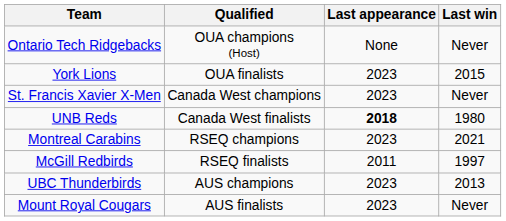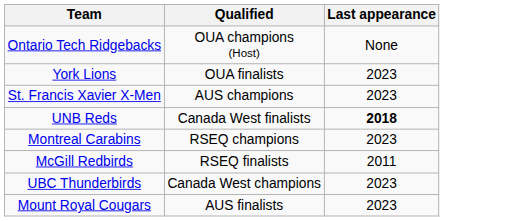- column: (470, 15)
(244, 96) Canada West champions -> (244, 96) AUS champions
(244, 183) AUS champions -> (244, 183) Canada West champions
